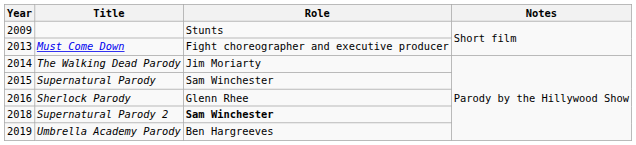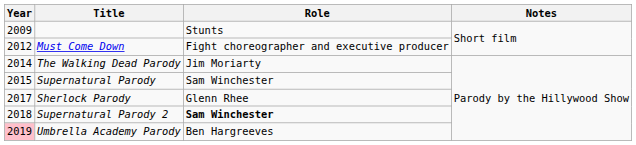(19, 47) 2013 -> (19, 47) 2012
(19, 98) 2016 -> (19, 98) 2017
(19, 132) no background -> (19, 132) pink background
